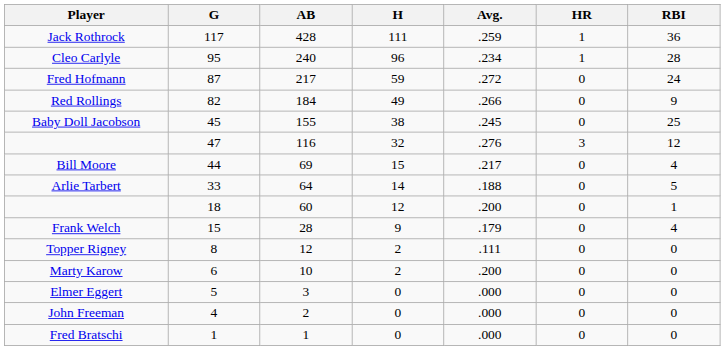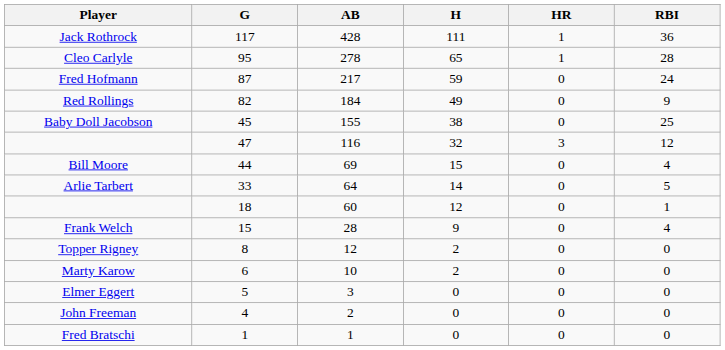- column: (490, 15)
(306, 57) 240 -> (350, 57) 278
(398, 57) 96 -> (456, 57) 65
